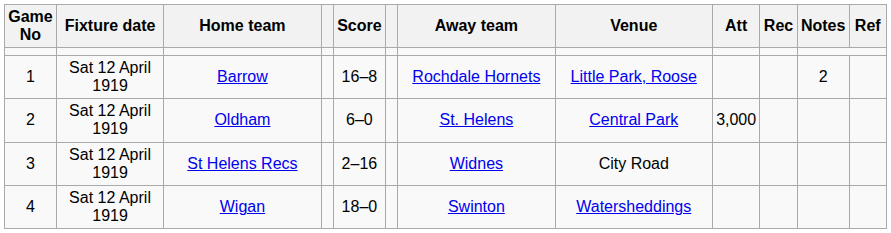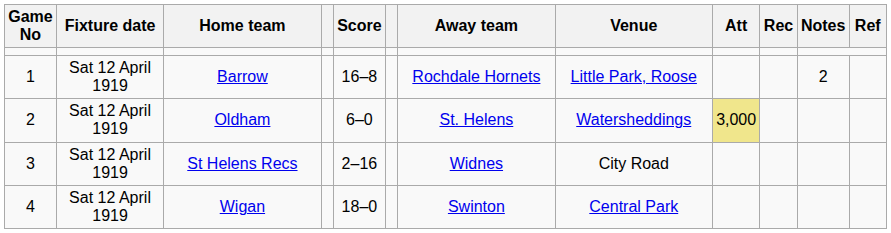(634, 120) Central Park -> (634, 120) Watersheddings
(736, 120) no background -> (736, 120) khaki background
(634, 207) Watersheddings -> (634, 207) Central Park
